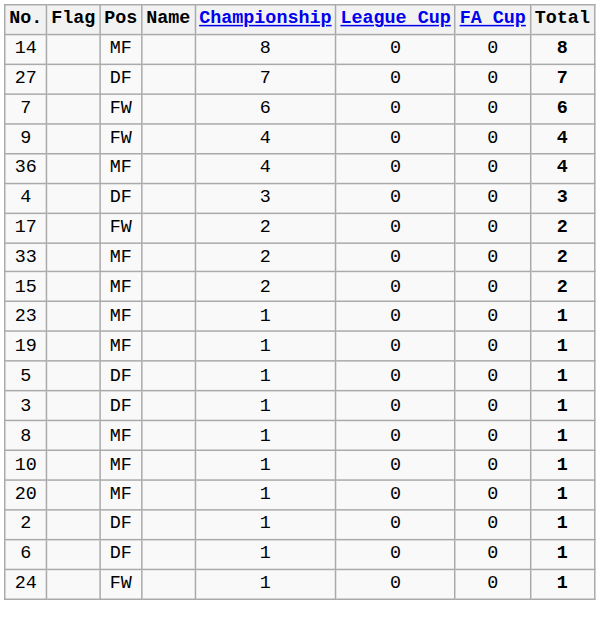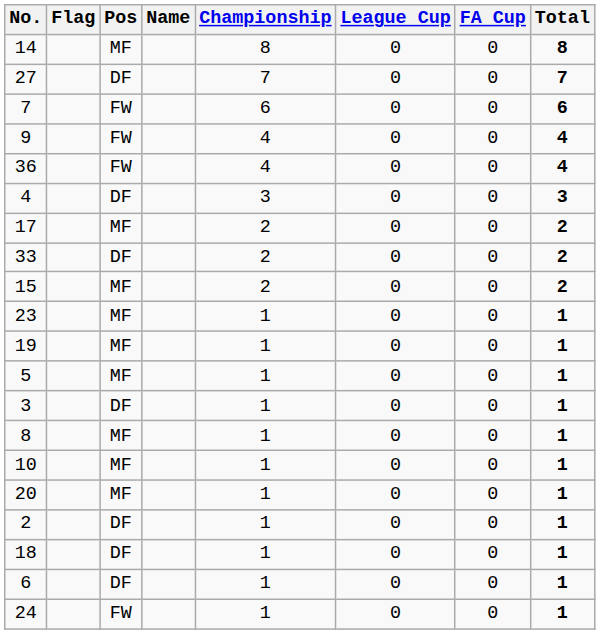(121, 168) MF -> (121, 168) FW
(121, 228) FW -> (121, 228) MF
(121, 258) MF -> (121, 258) DF
(121, 376) DF -> (121, 376) MF
+ row: (26, 555)
